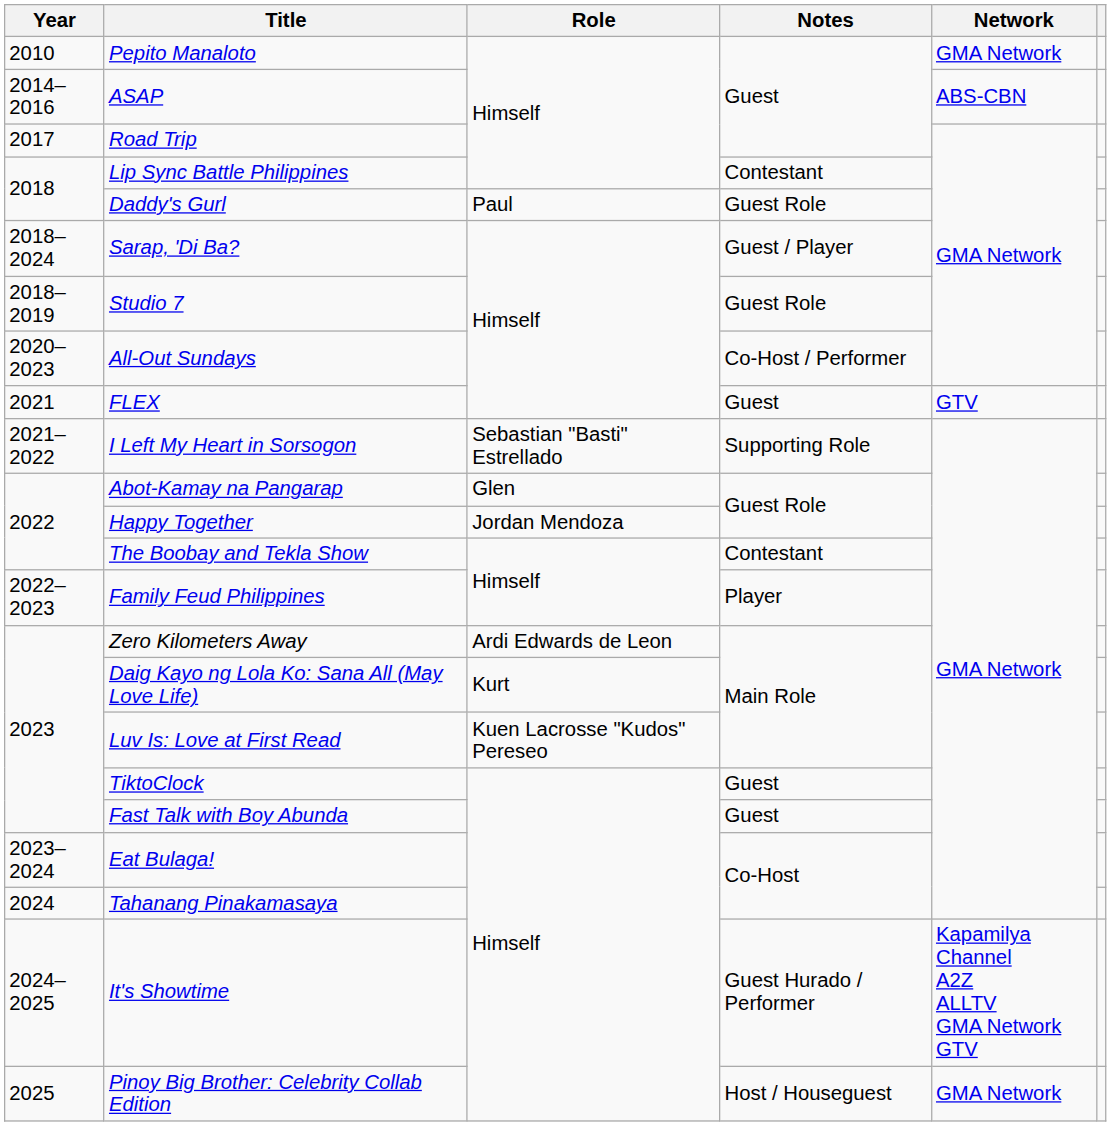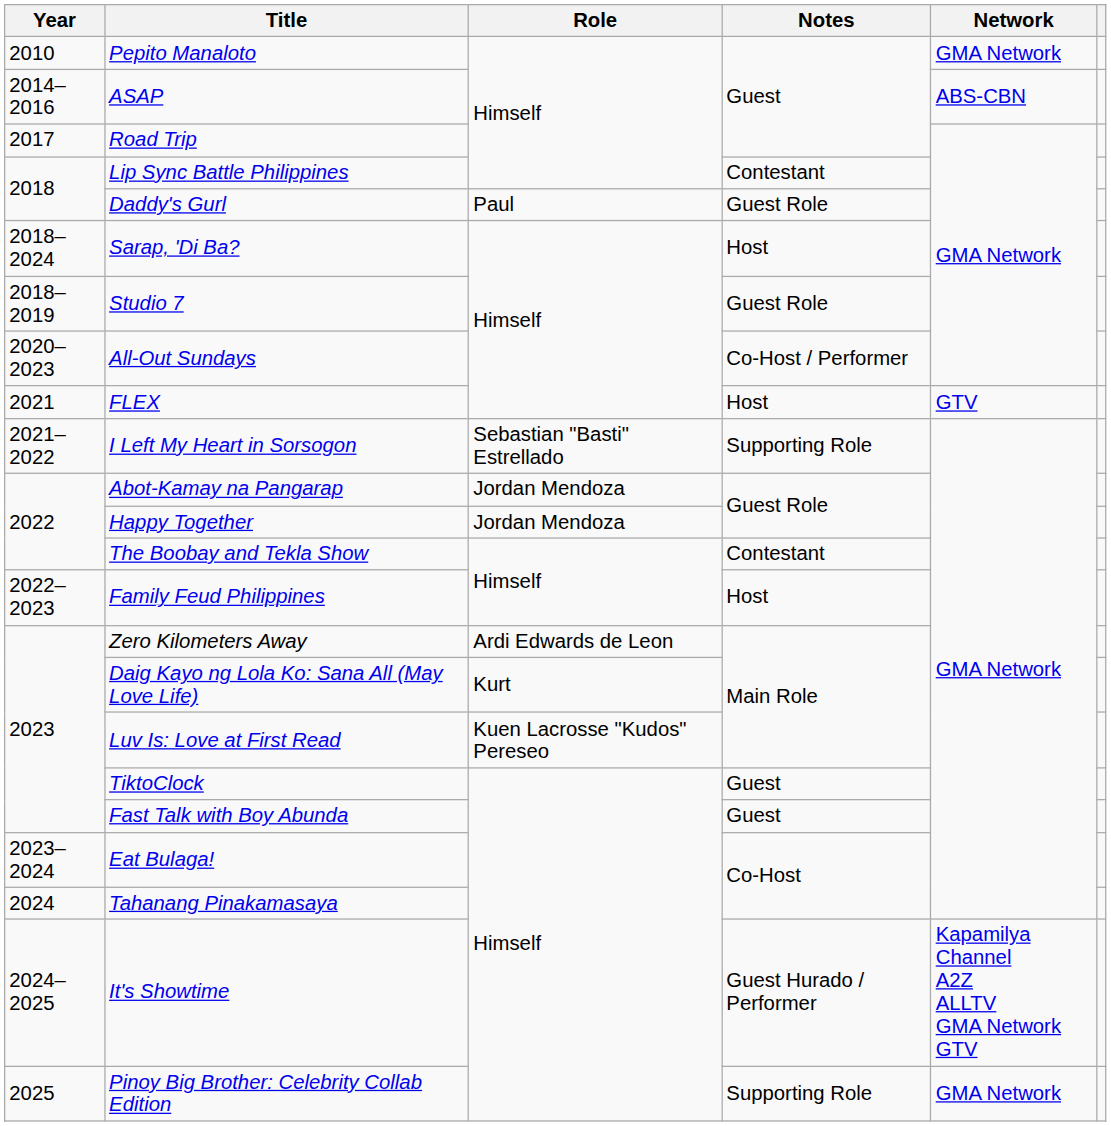(789, 248) Guest / Player -> (747, 248) Host
(752, 402) Guest -> (747, 402) Host
(494, 489) Glen -> (549, 489) Jordan Mendoza
(753, 597) Player -> (747, 597) Host
(808, 1093) Host / Houseguest -> (799, 1093) Supporting Role
